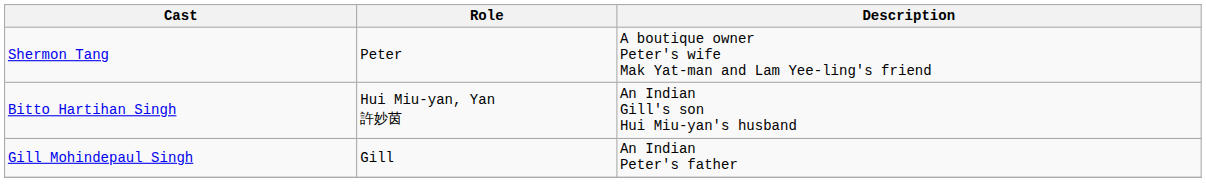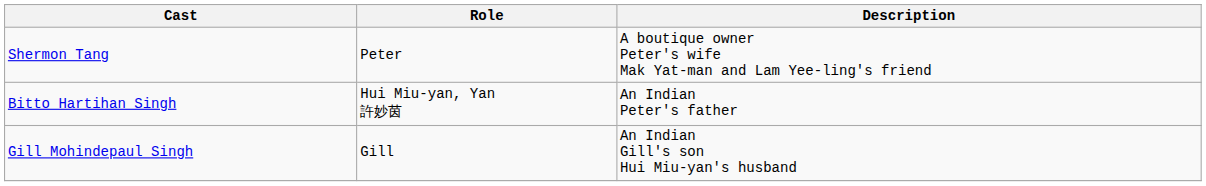(708, 110) An Indian Gill's son Hui Miu-yan's husband -> (679, 104) An Indian Peter's father
(679, 158) An Indian Peter's father -> (708, 153) An Indian Gill's son Hui Miu-yan's husband
